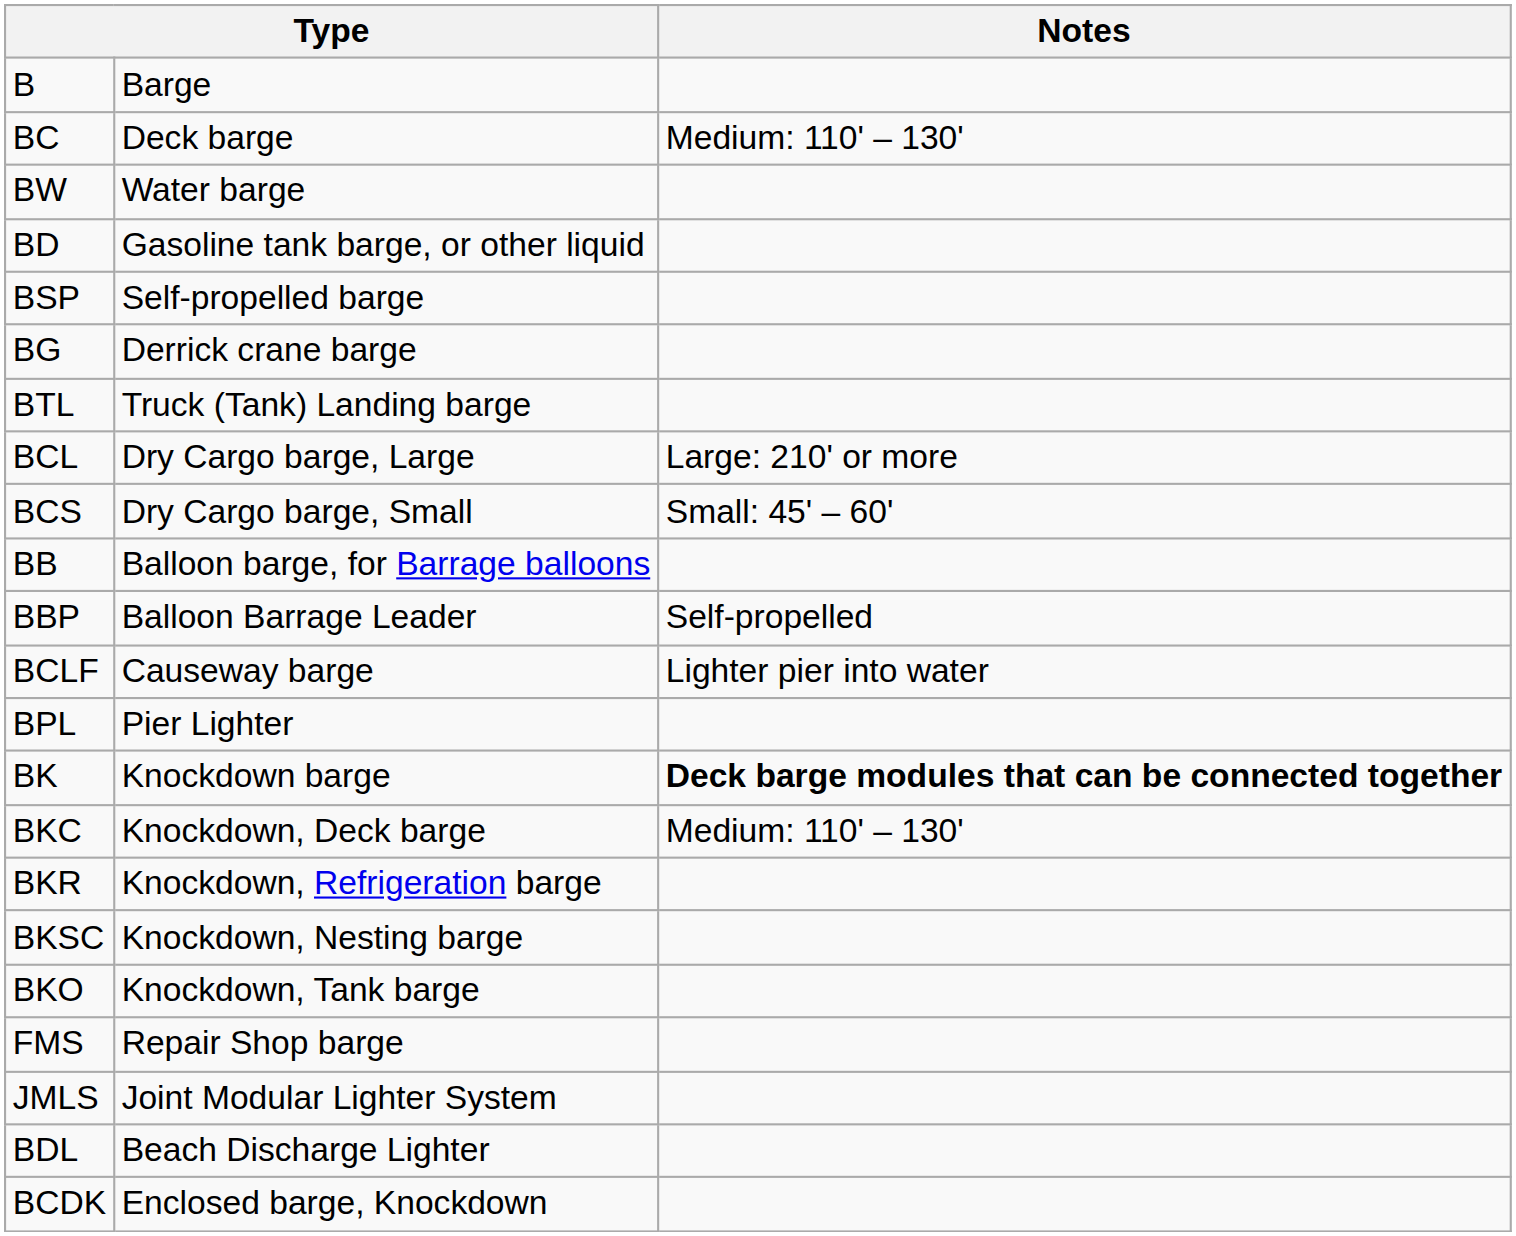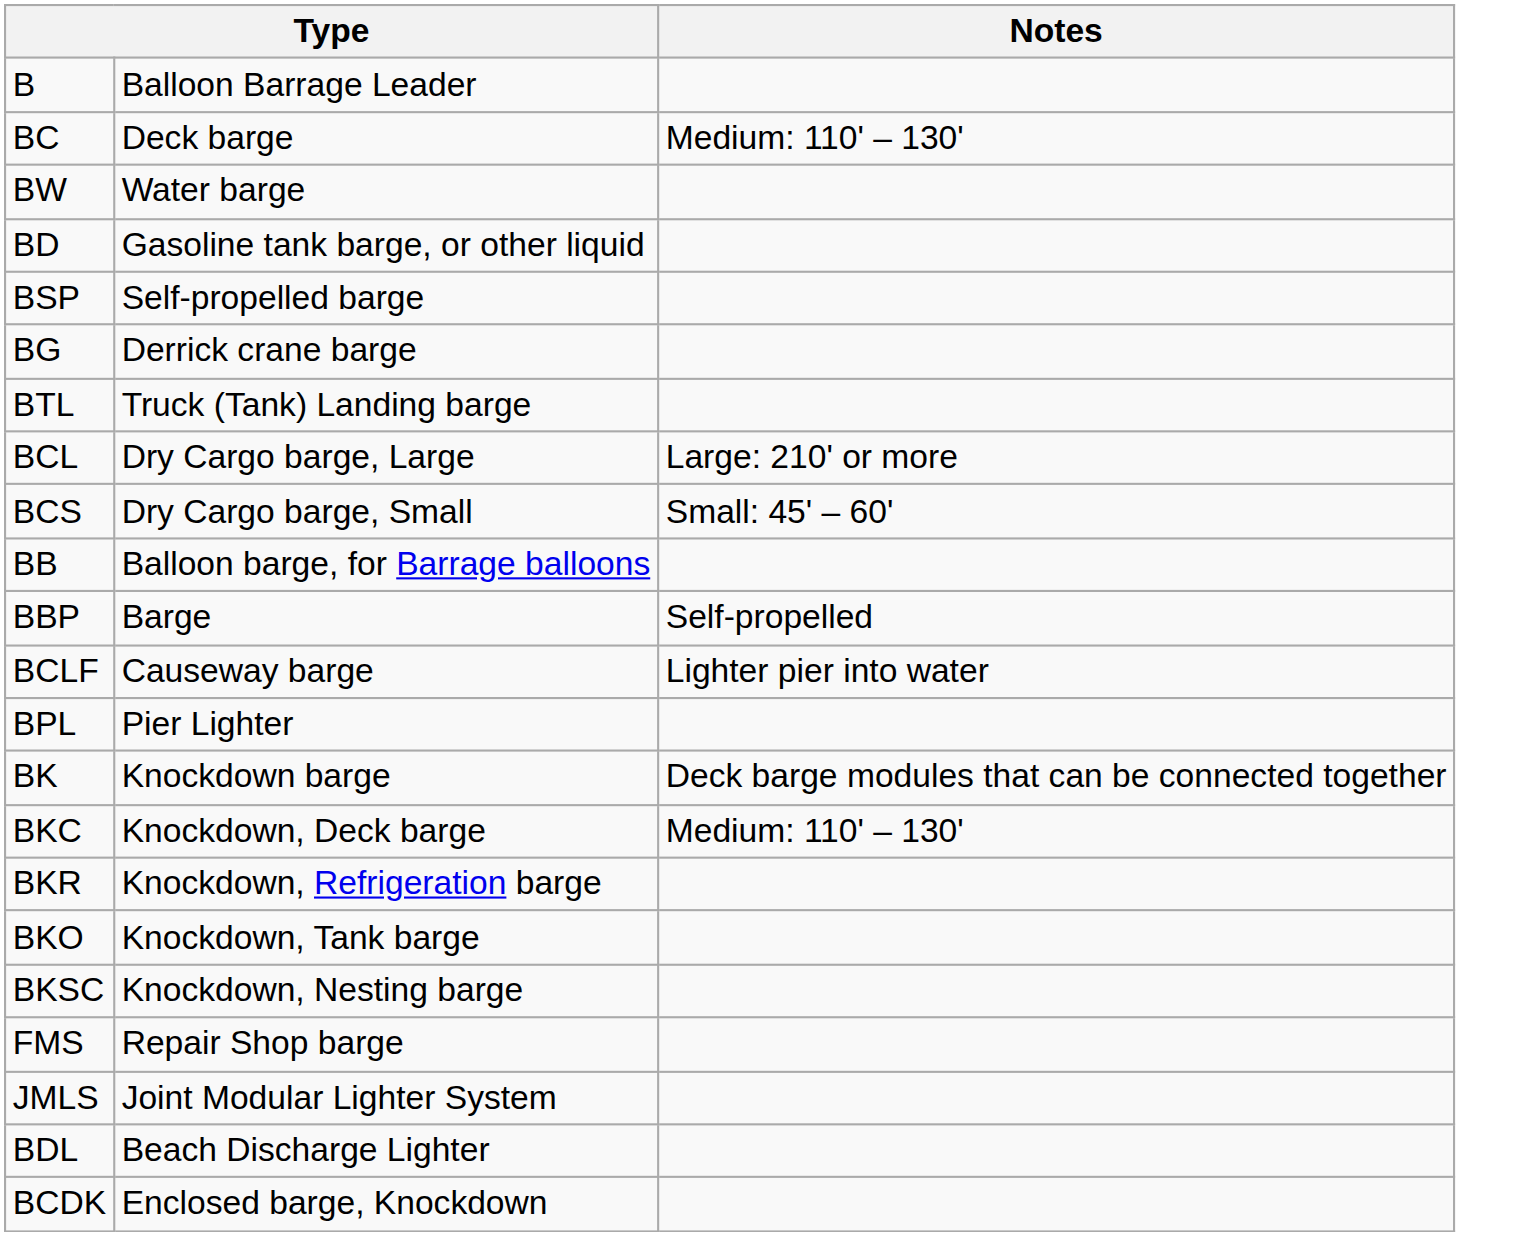(166, 84) Barge -> (299, 84) Balloon Barrage Leader
(299, 617) Balloon Barrage Leader -> (166, 617) Barge
(1084, 777) bold -> (1056, 777) normal
rows swapped: (48, 990) <-> (59, 937)
